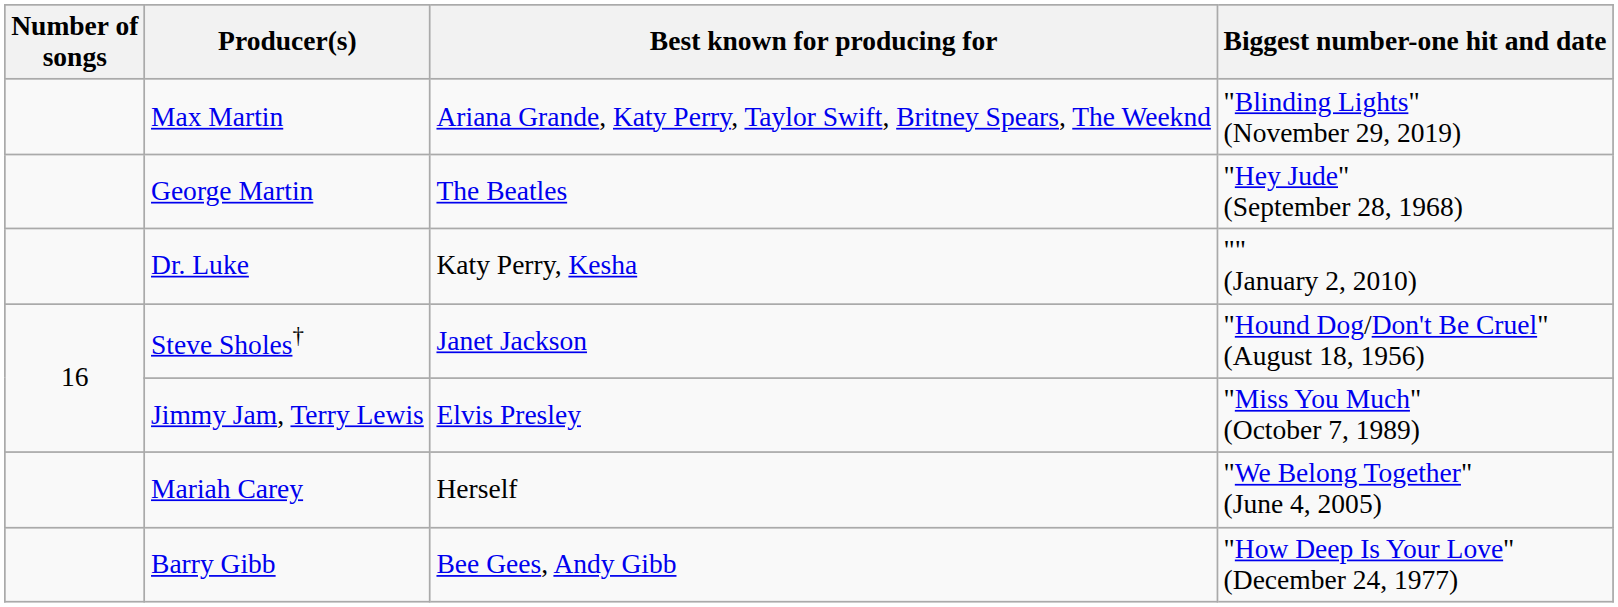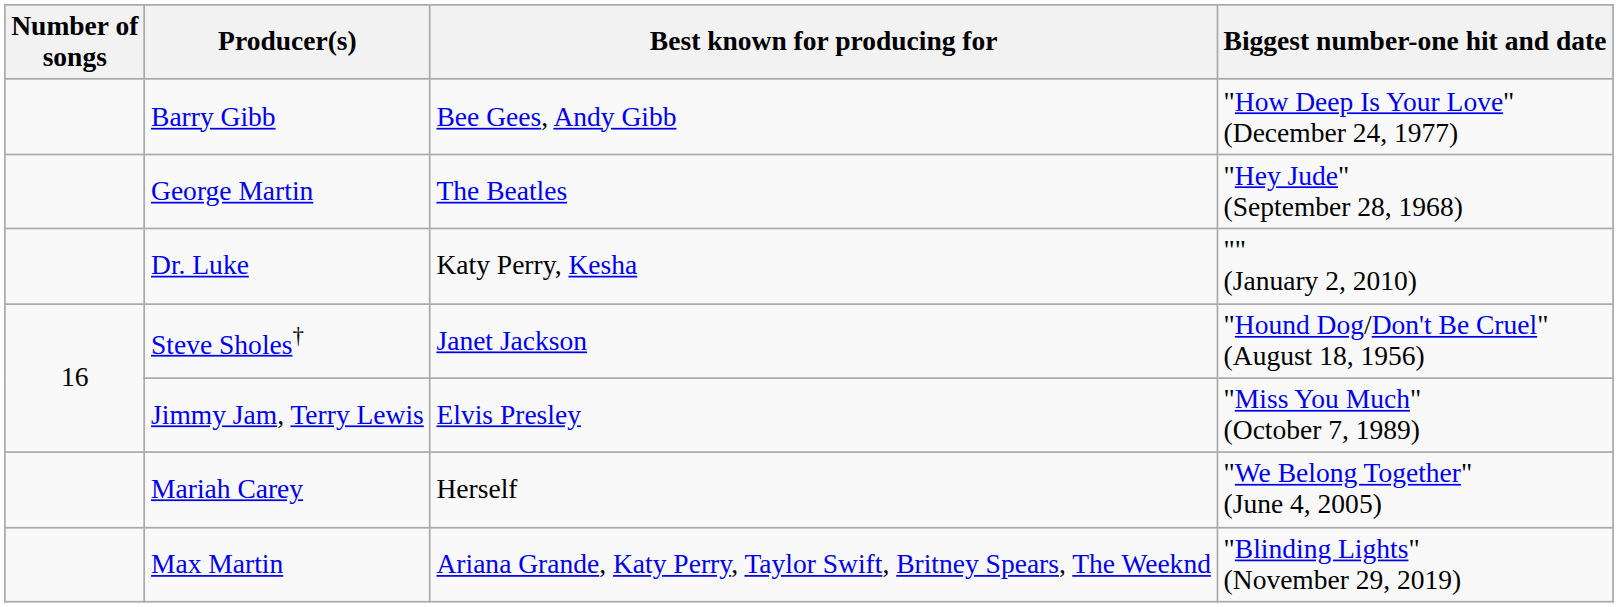rows swapped: (217, 116) <-> (213, 564)
